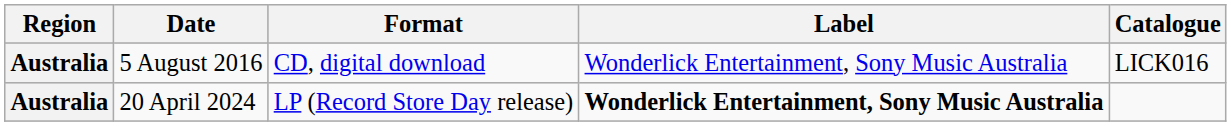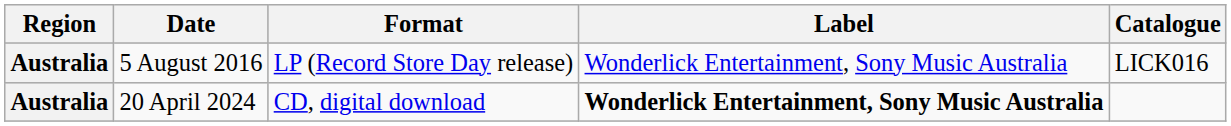(379, 62) CD, digital download -> (423, 62) LP (Record Store Day release)
(423, 101) LP (Record Store Day release) -> (379, 101) CD, digital download
